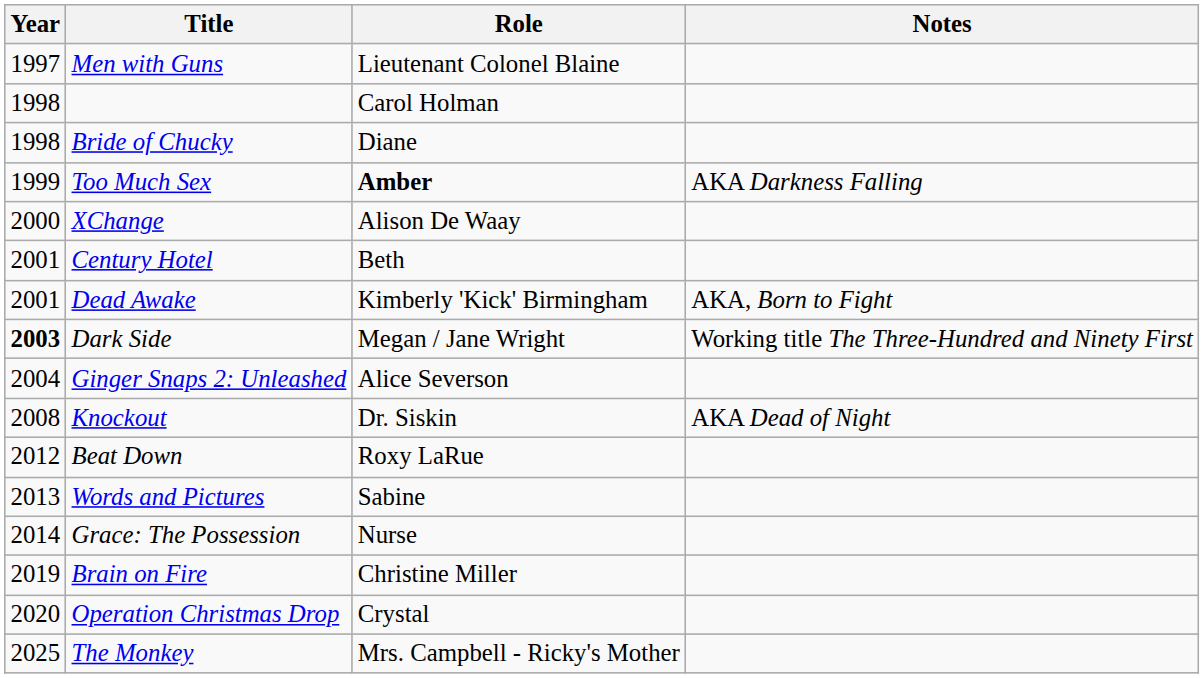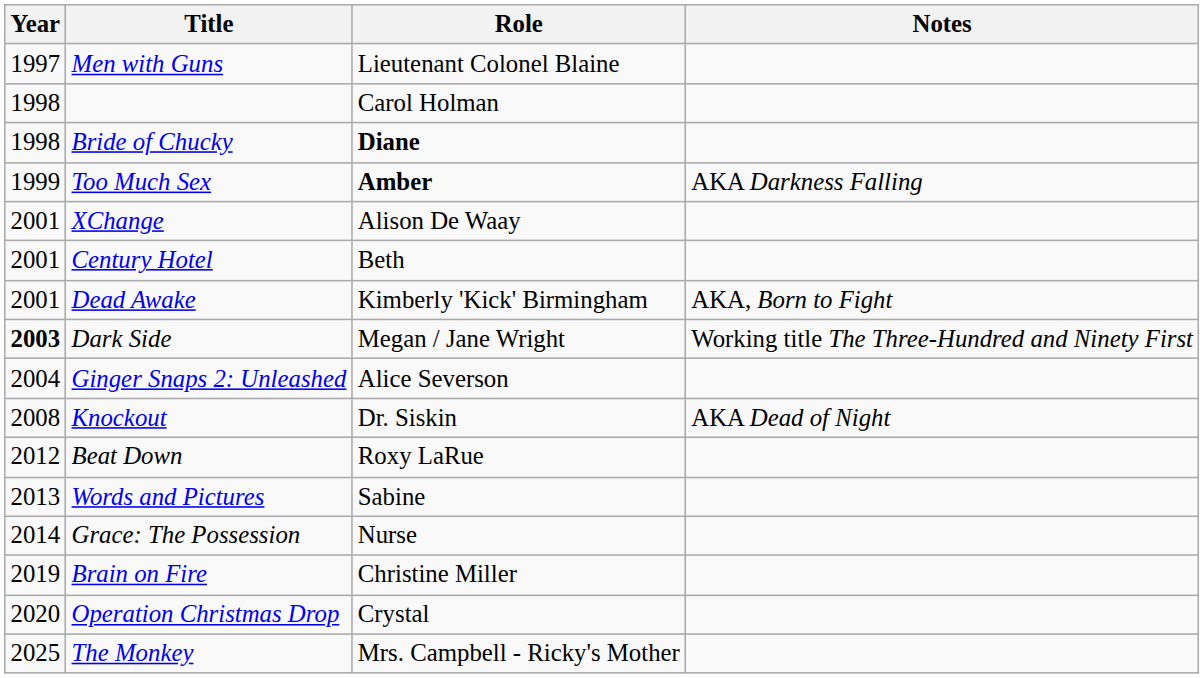(387, 142) normal -> (389, 142) bold
(35, 220) 2000 -> (35, 220) 2001
